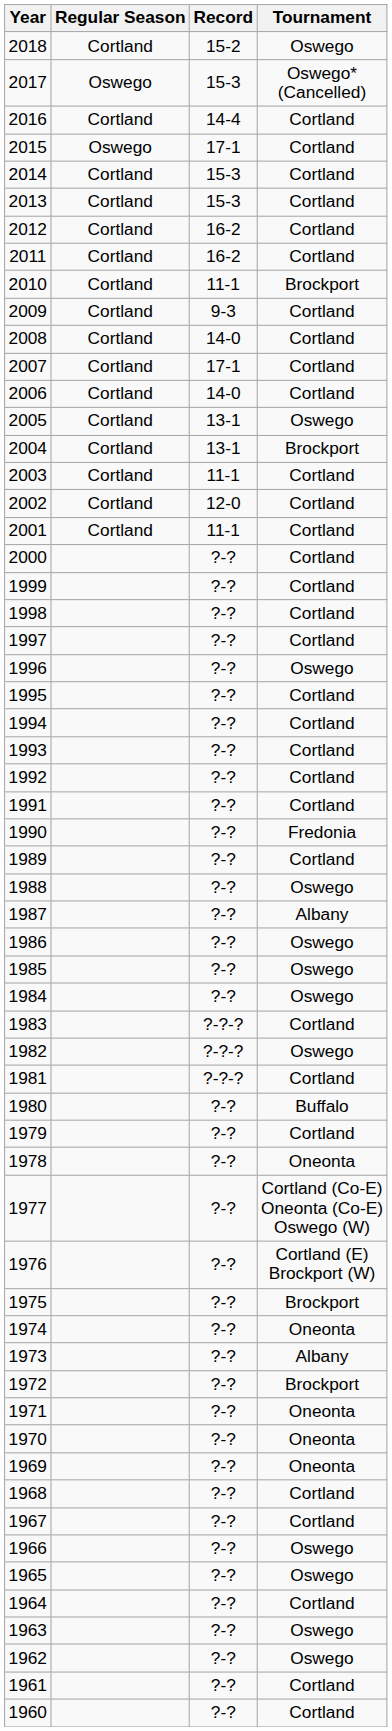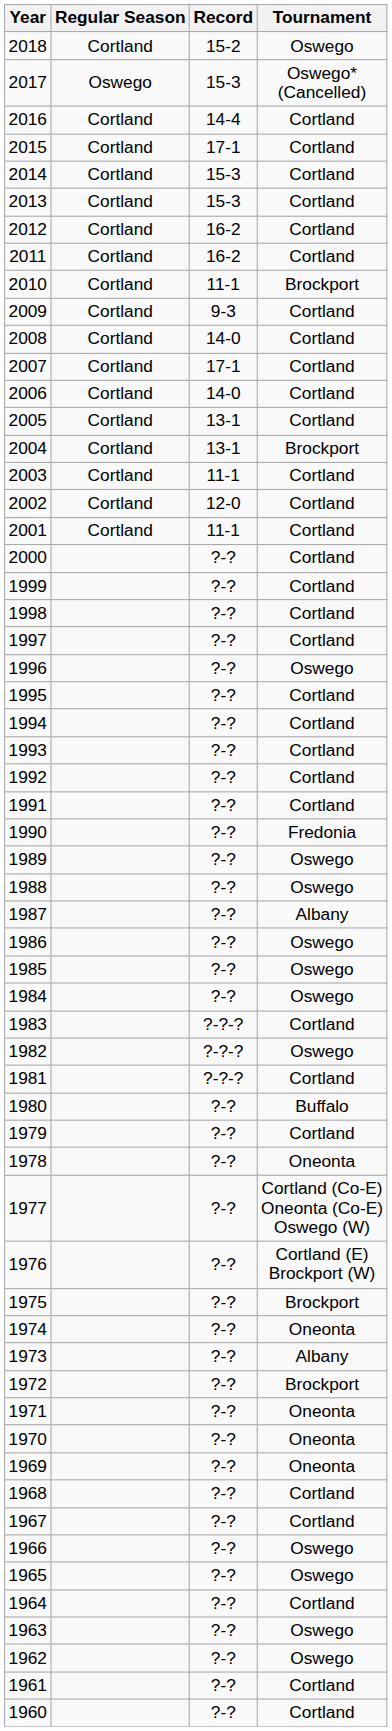(120, 147) Oswego -> (120, 147) Cortland
(322, 421) Oswego -> (322, 421) Cortland
(322, 859) Cortland -> (322, 859) Oswego
